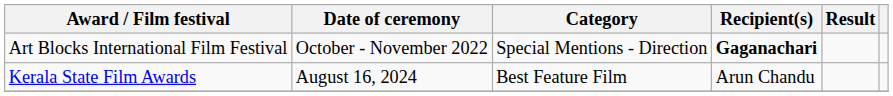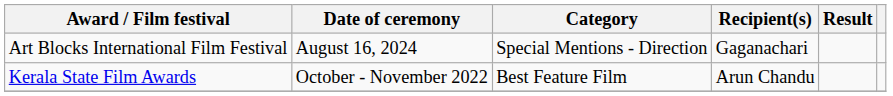(392, 47) October - November 2022 -> (356, 47) August 16, 2024
(767, 47) bold -> (762, 47) normal
(356, 76) August 16, 2024 -> (392, 76) October - November 2022
